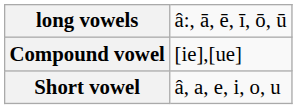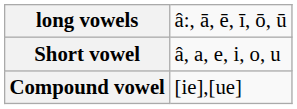rows swapped: (87, 86) <-> (87, 53)
